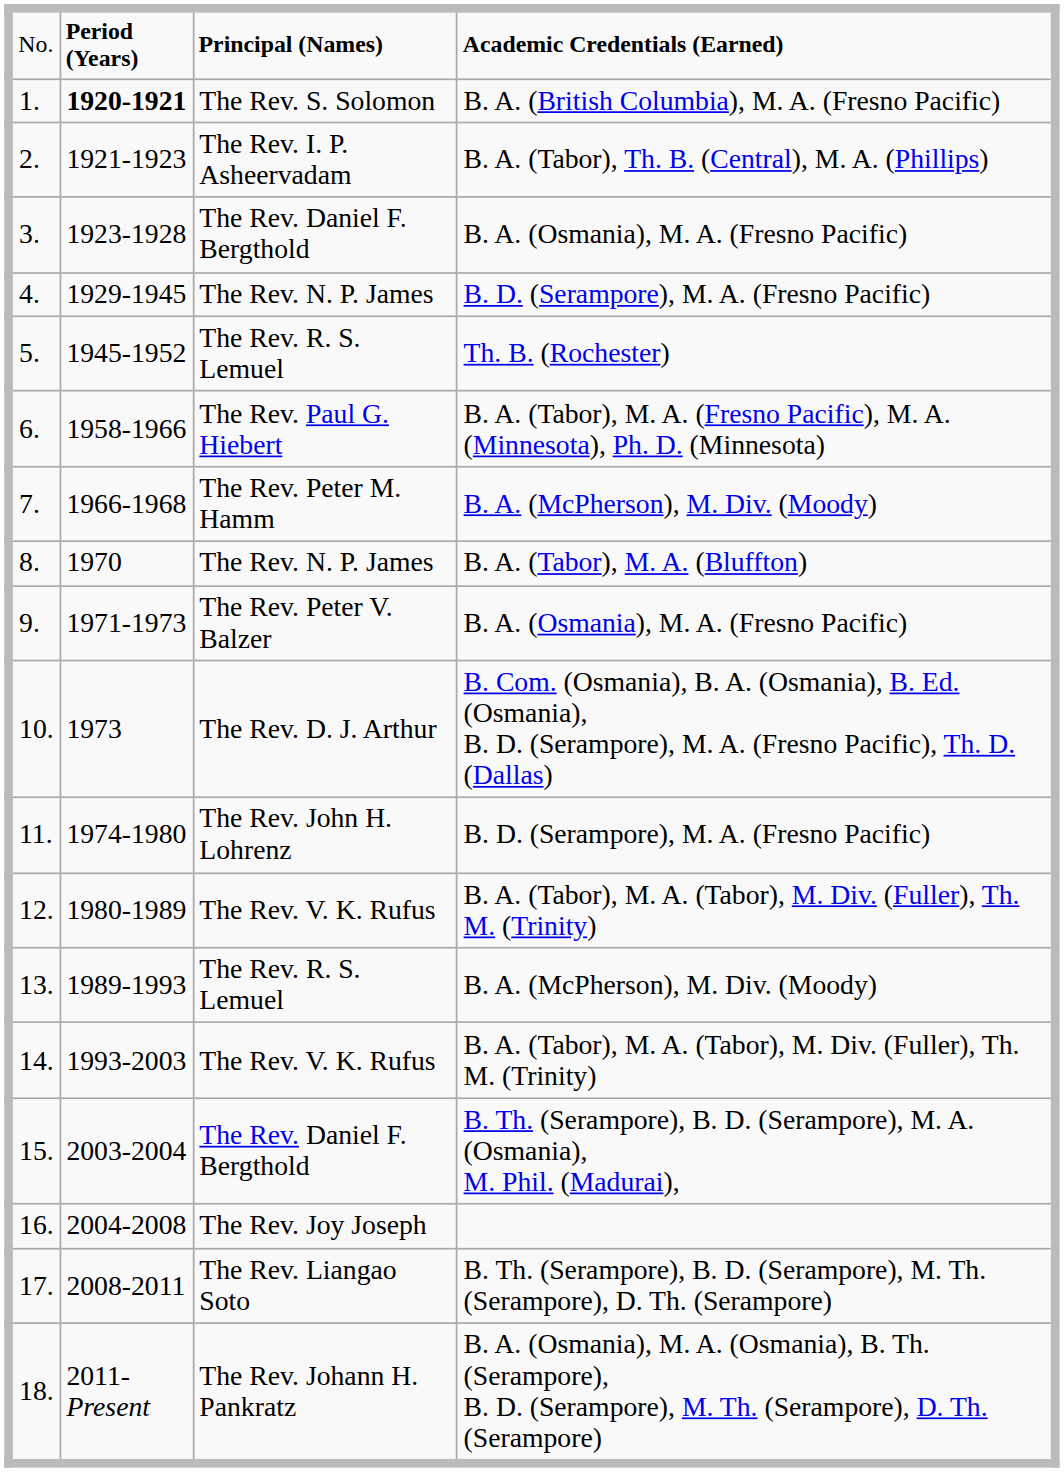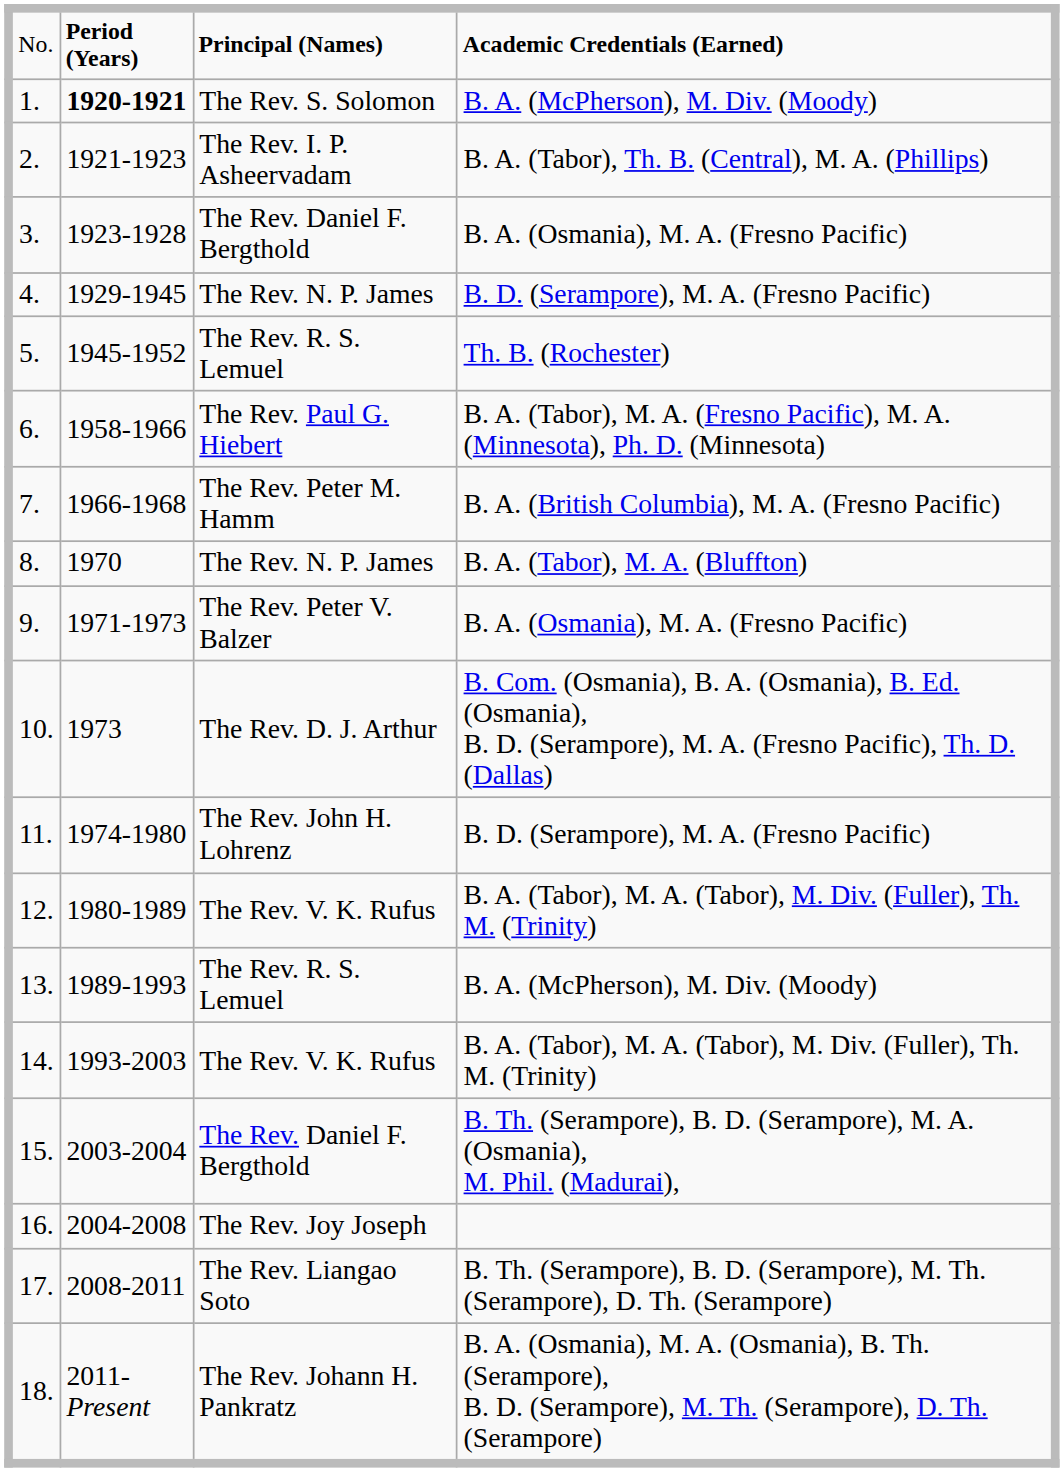(732, 100) B. A. (British Columbia), M. A. (Fresno Pacific) -> (670, 100) B. A. (McPherson), M. Div. (Moody)
(670, 503) B. A. (McPherson), M. Div. (Moody) -> (732, 503) B. A. (British Columbia), M. A. (Fresno Pacific)
